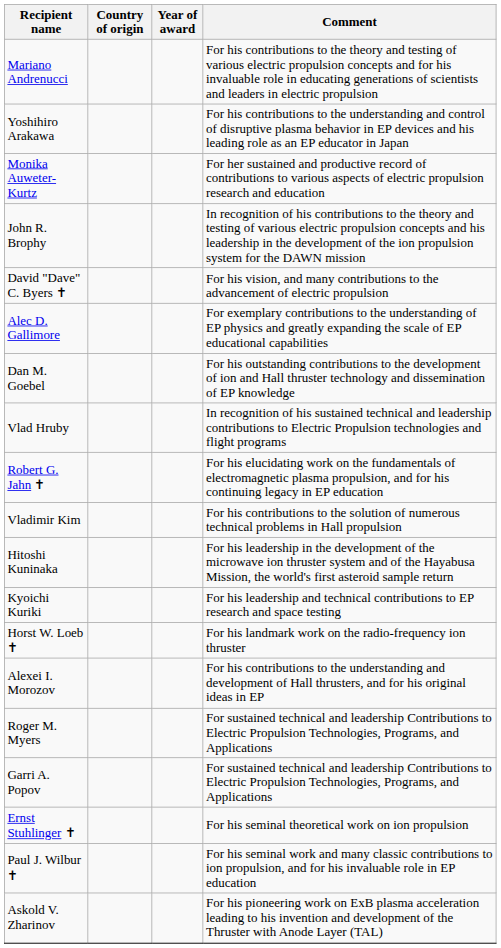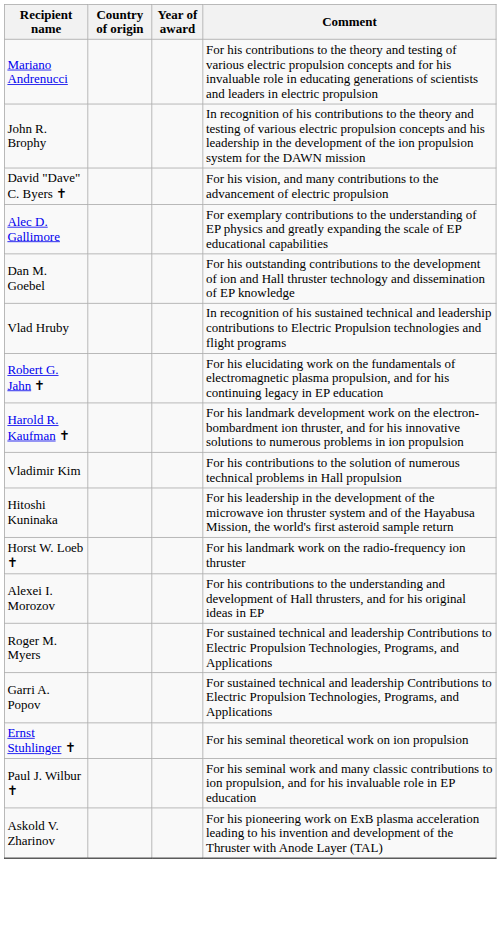- row: (33, 128)
- row: (32, 178)
+ row: (38, 427)
- row: (28, 604)
